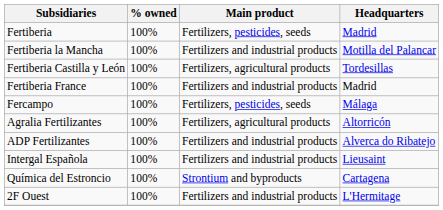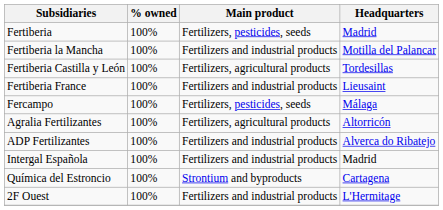(360, 86) Madrid -> (364, 86) Lieusaint
(364, 159) Lieusaint -> (360, 159) Madrid
